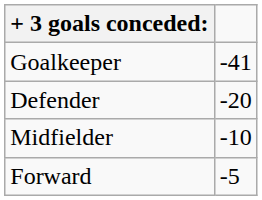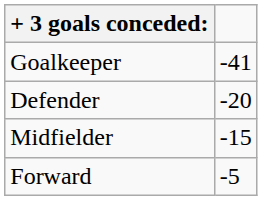(236, 137) -10 -> (236, 137) -15
